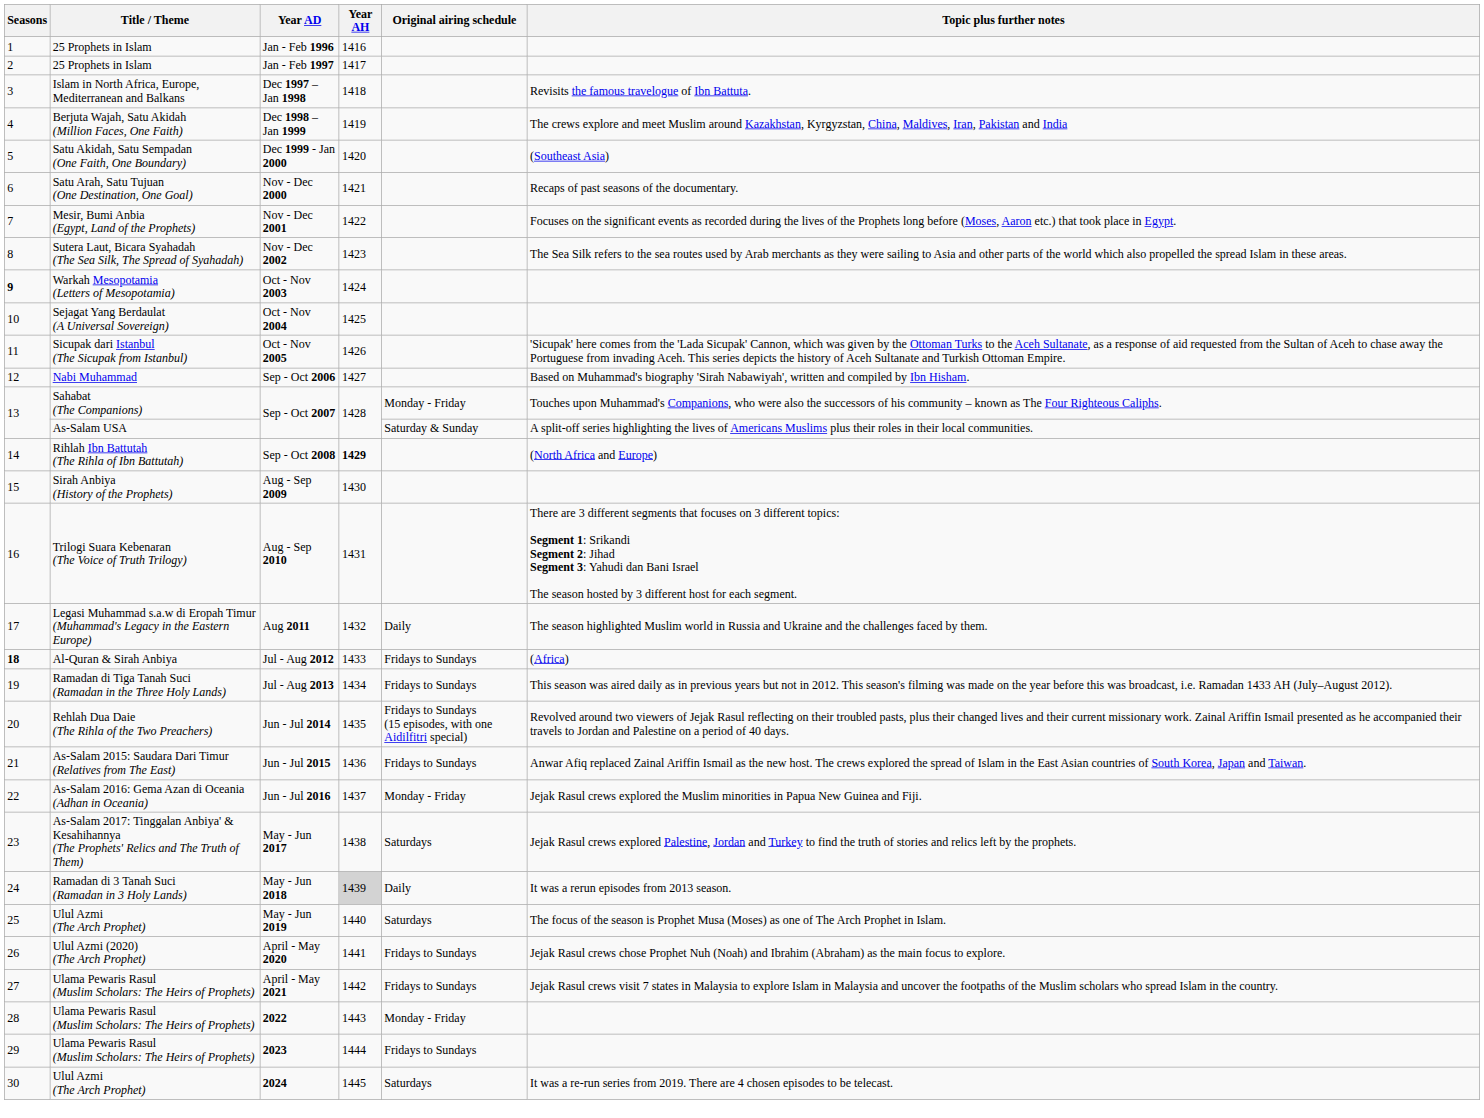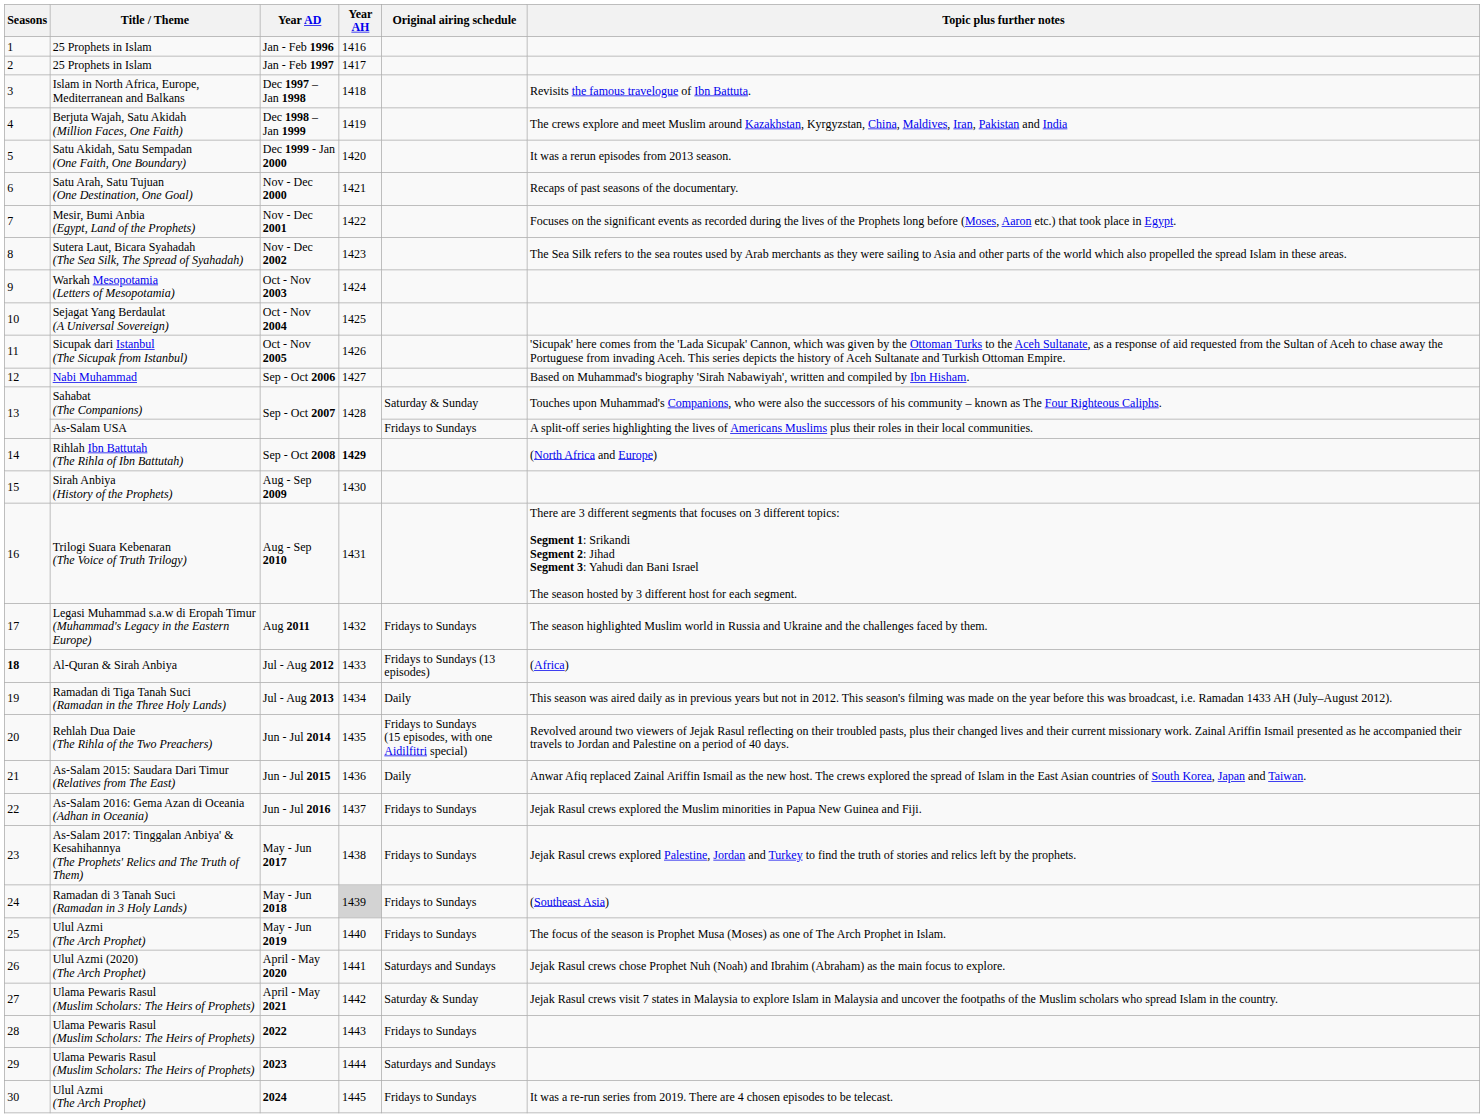(570, 156) (Southeast Asia) -> (631, 156) It was a rerun episodes from 2013 season.
(10, 286) bold -> (10, 286) normal
(425, 403) Monday - Friday -> (431, 403) Saturday & Sunday
(431, 428) Saturday & Sunday -> (430, 428) Fridays to Sundays
(398, 626) Daily -> (430, 626) Fridays to Sundays
(430, 659) Fridays to Sundays -> (440, 665) Fridays to Sundays (13 episodes)
(430, 684) Fridays to Sundays -> (398, 698) Daily
(430, 763) Fridays to Sundays -> (398, 776) Daily
(425, 795) Monday - Friday -> (430, 809) Fridays to Sundays
(408, 842) Saturdays -> (430, 855) Fridays to Sundays
(398, 888) Daily -> (430, 901) Fridays to Sundays
(631, 888) It was a rerun episodes from 2013 season. -> (570, 901) (Southeast Asia)
(408, 920) Saturdays -> (430, 934) Fridays to Sundays
(430, 953) Fridays to Sundays -> (440, 966) Saturdays and Sundays
(430, 985) Fridays to Sundays -> (431, 999) Saturday & Sunday
(425, 1018) Monday - Friday -> (430, 1031) Fridays to Sundays
(430, 1050) Fridays to Sundays -> (440, 1064) Saturdays and Sundays
(408, 1083) Saturdays -> (430, 1096) Fridays to Sundays
